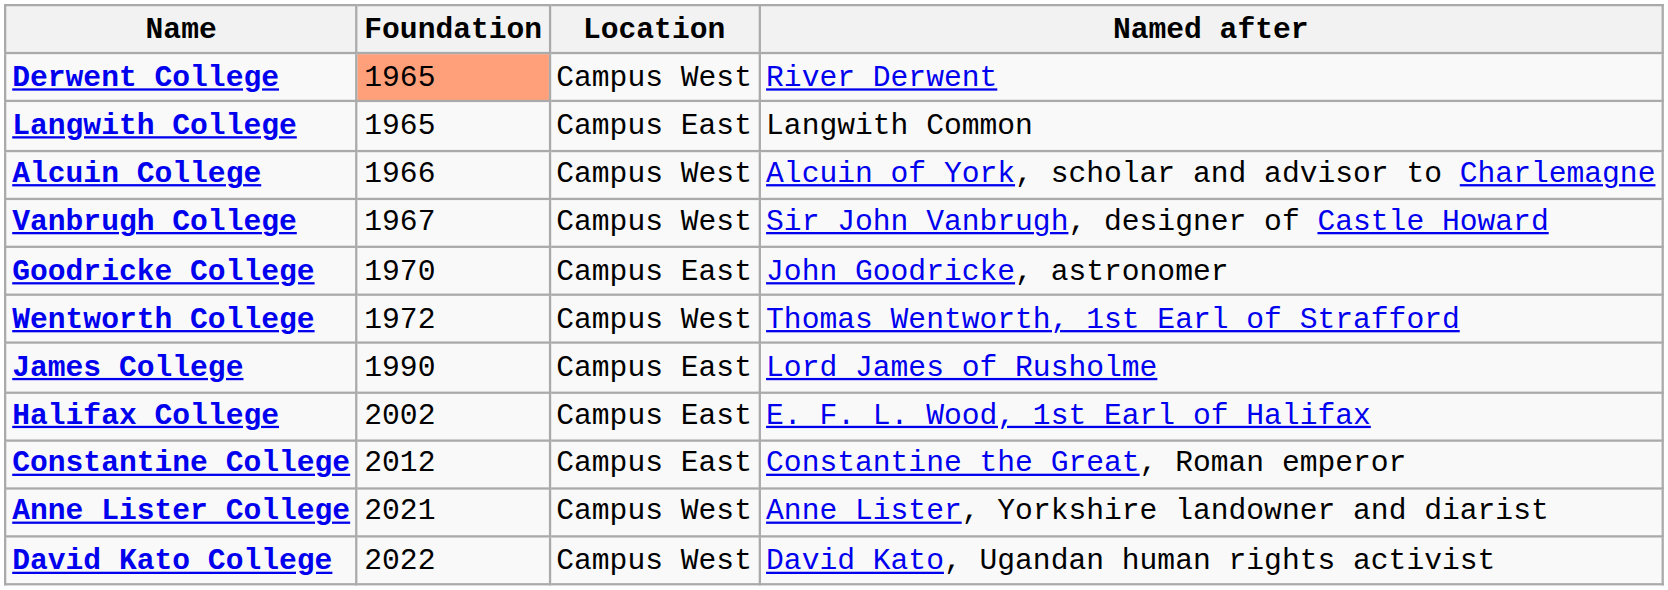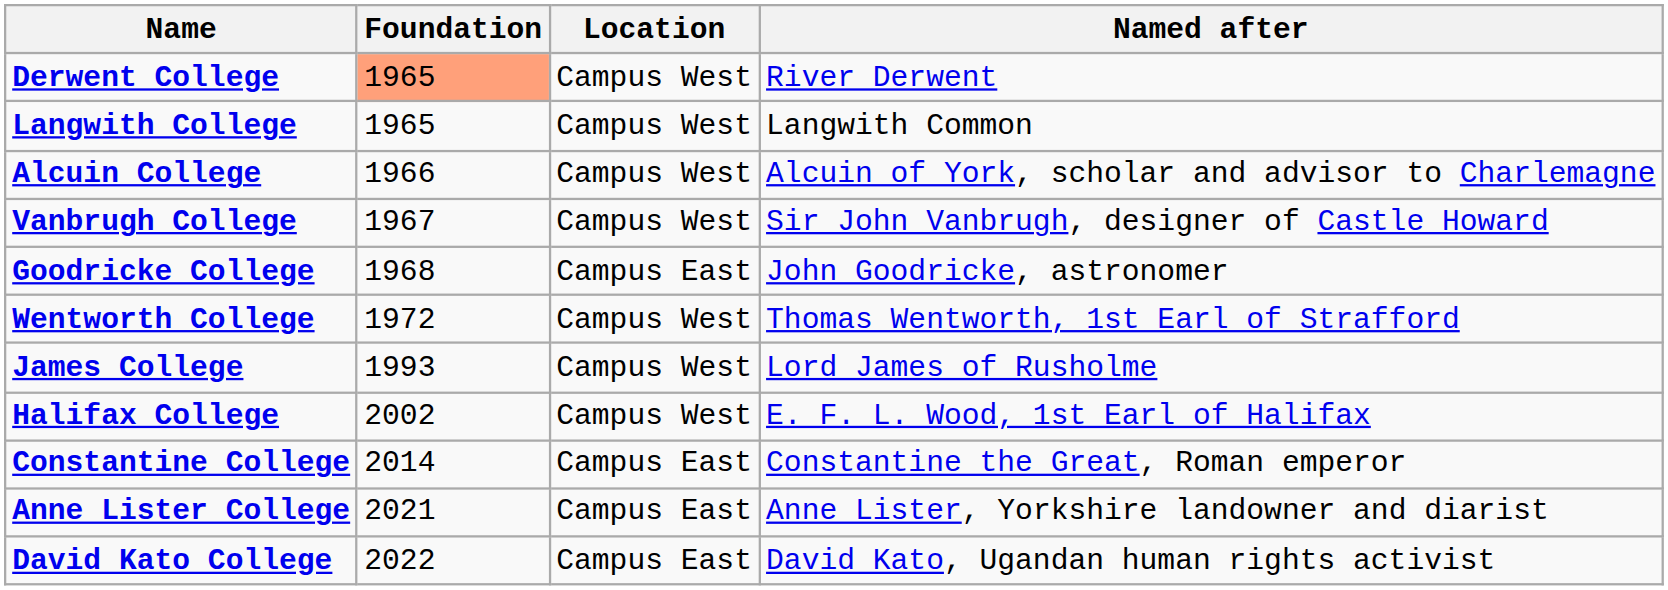(654, 126) Campus East -> (654, 126) Campus West
(400, 271) 1970 -> (400, 271) 1968
(400, 367) 1990 -> (400, 367) 1993
(654, 367) Campus East -> (654, 367) Campus West
(654, 416) Campus East -> (654, 416) Campus West
(400, 464) 2012 -> (400, 464) 2014
(654, 512) Campus West -> (654, 512) Campus East
(654, 561) Campus West -> (654, 561) Campus East
